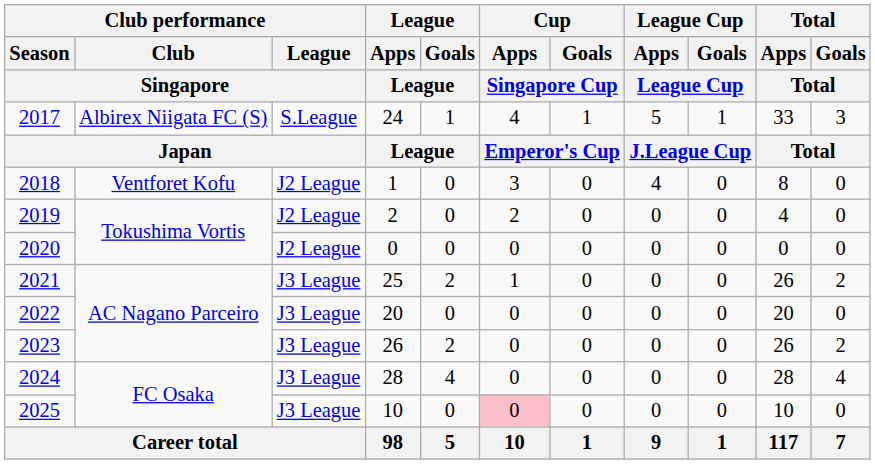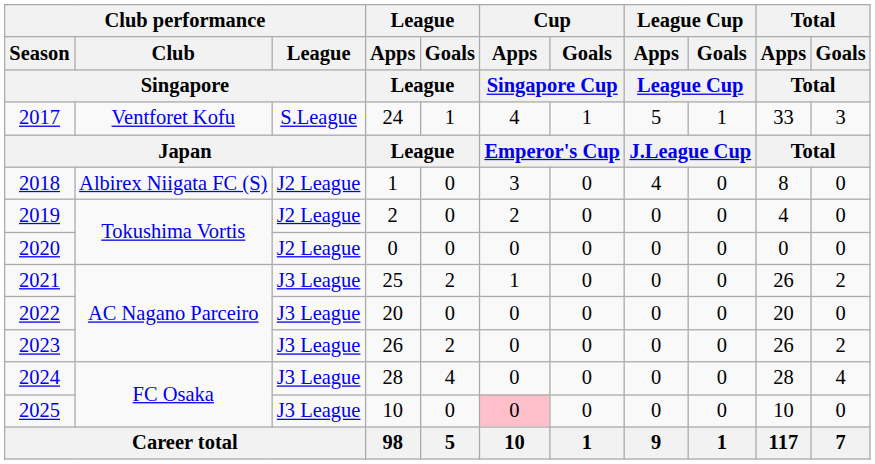(173, 118) Albirex Niigata FC (S) -> (173, 118) Ventforet Kofu
(173, 183) Ventforet Kofu -> (173, 183) Albirex Niigata FC (S)
